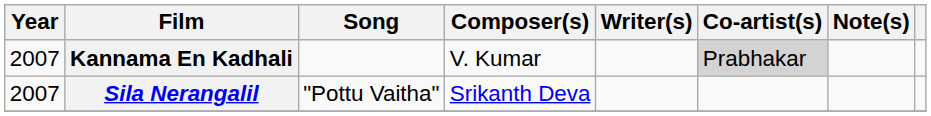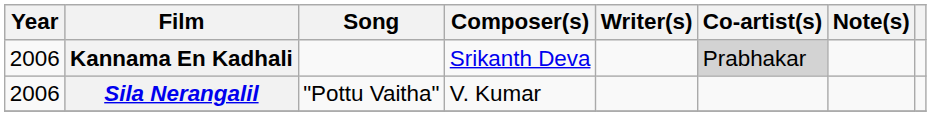(35, 57) 2007 -> (35, 57) 2006
(495, 57) V. Kumar -> (520, 57) Srikanth Deva
(35, 93) 2007 -> (35, 93) 2006
(520, 93) Srikanth Deva -> (495, 93) V. Kumar
